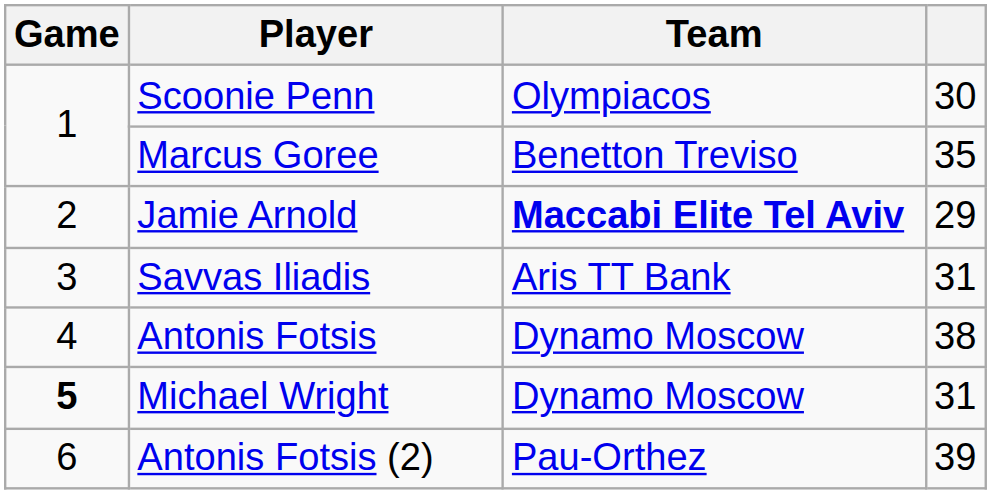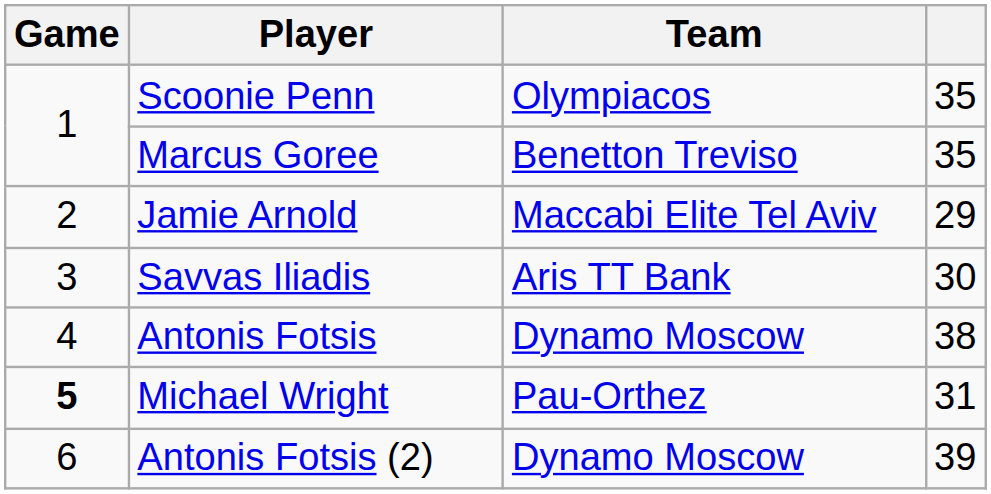(955, 95) 30 -> (955, 95) 35
(708, 215) bold -> (694, 215) normal
(955, 276) 31 -> (955, 276) 30
(658, 397) Dynamo Moscow -> (609, 397) Pau-Orthez
(609, 457) Pau-Orthez -> (658, 457) Dynamo Moscow
